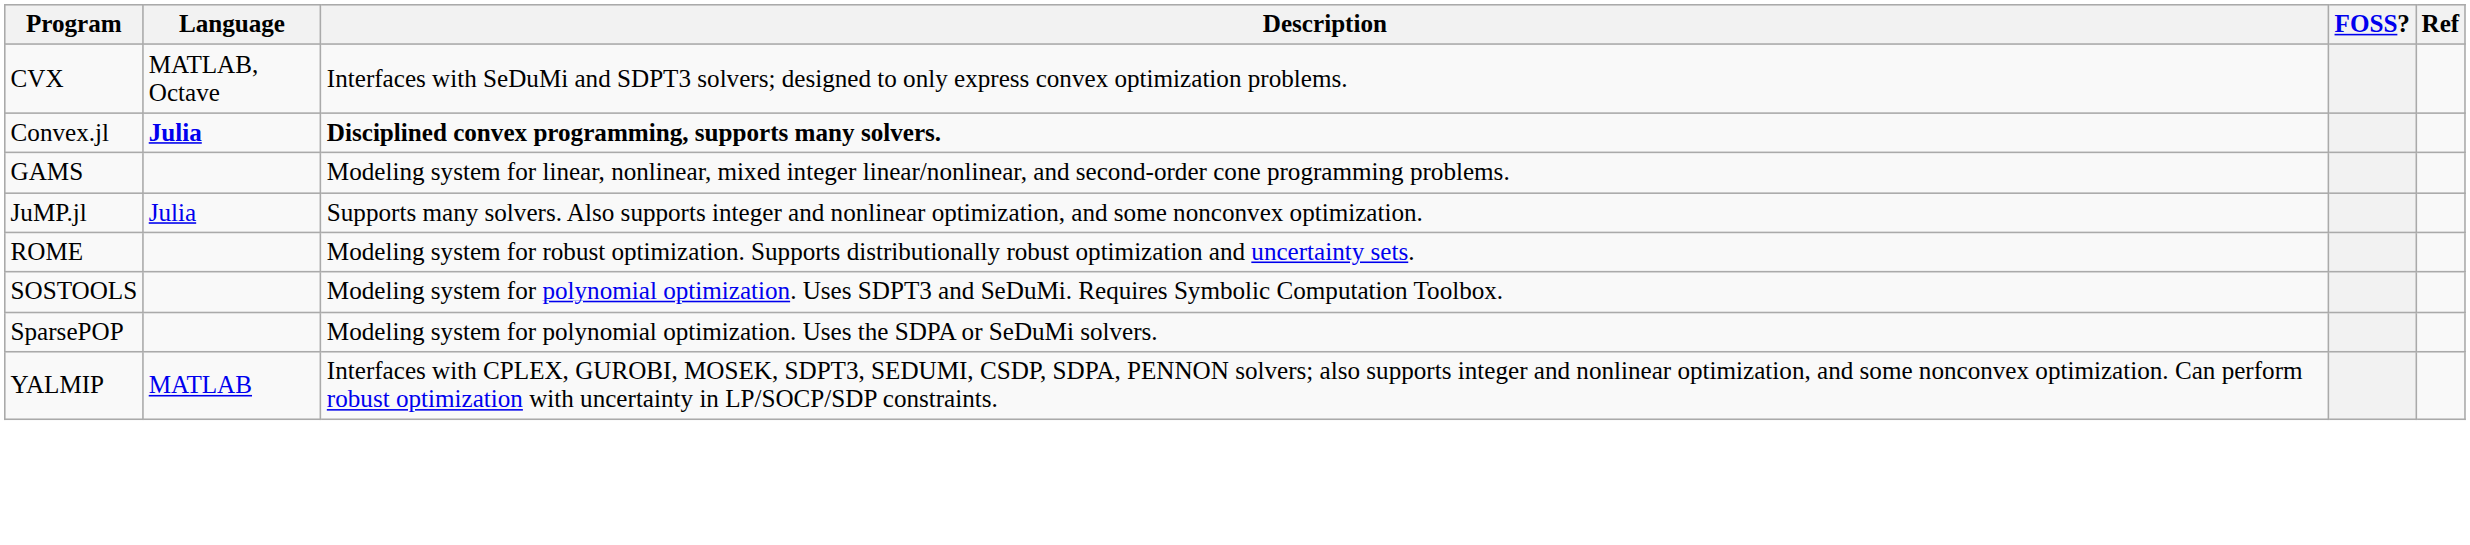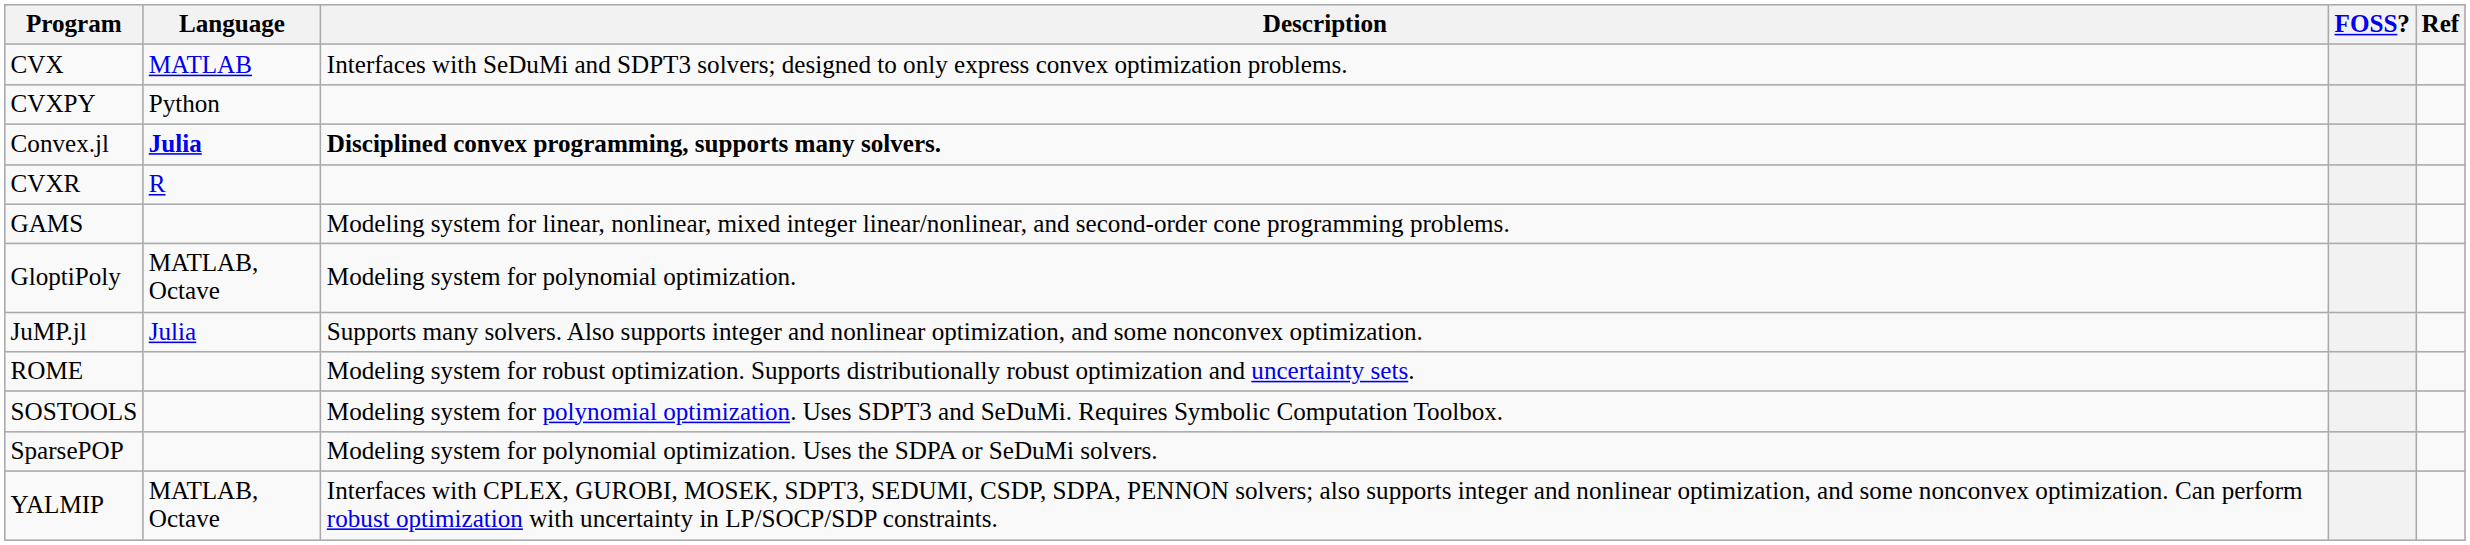(204, 78) MATLAB, Octave -> (200, 64) MATLAB
+ row: (53, 104)
+ row: (45, 183)
+ row: (66, 277)
(200, 385) MATLAB -> (204, 505) MATLAB, Octave
